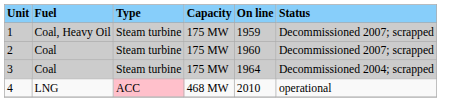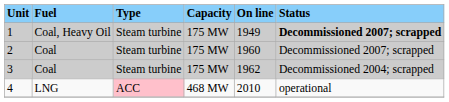(249, 32) 1959 -> (249, 32) 1949
(356, 32) normal -> (360, 32) bold
(249, 69) 1964 -> (249, 69) 1962
